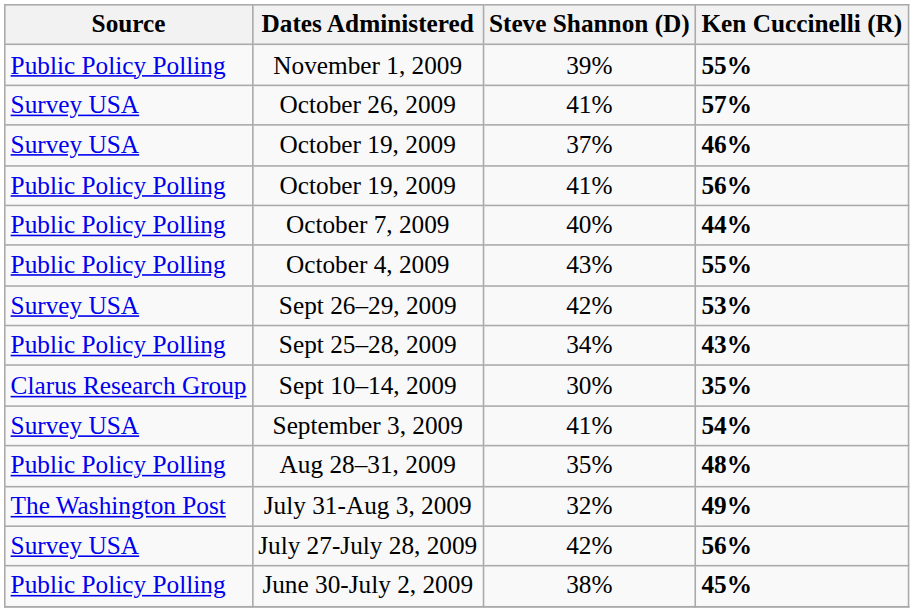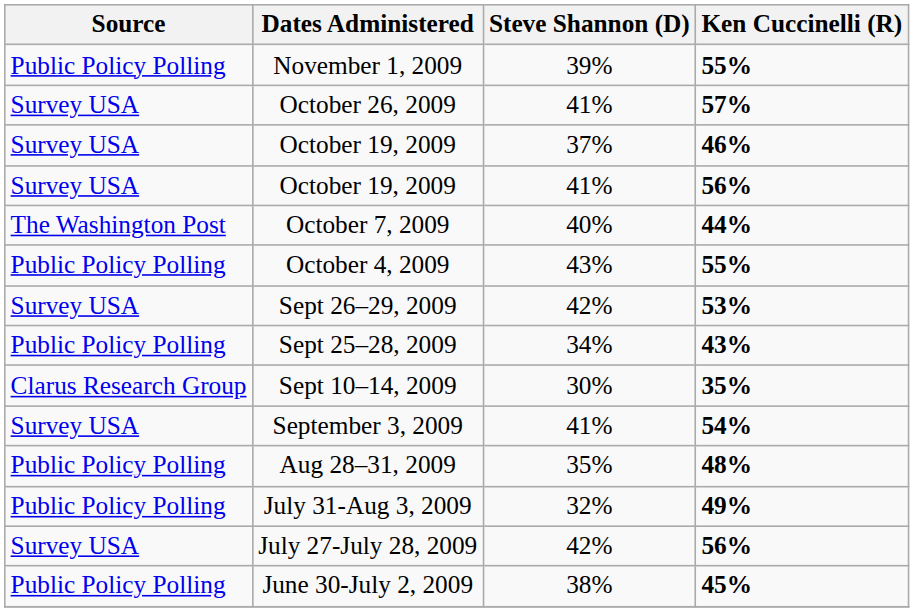(118, 184) Public Policy Polling -> (75, 184) Survey USA
(118, 225) Public Policy Polling -> (118, 225) The Washington Post
(118, 505) The Washington Post -> (118, 505) Public Policy Polling
